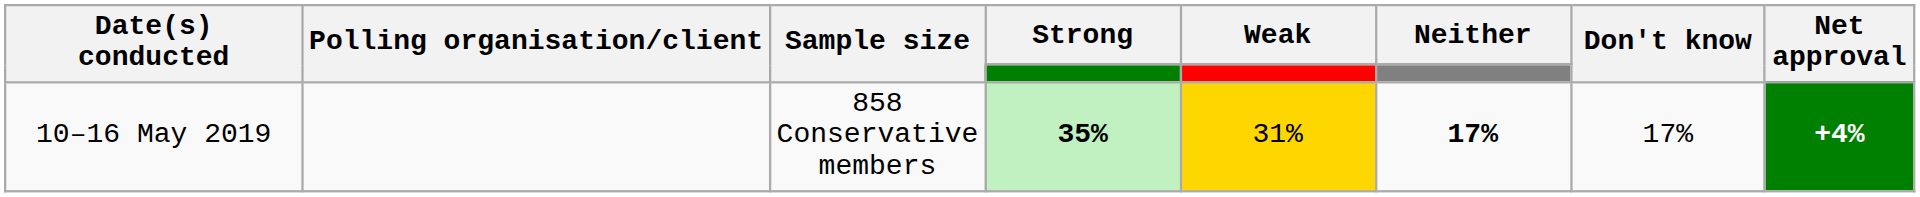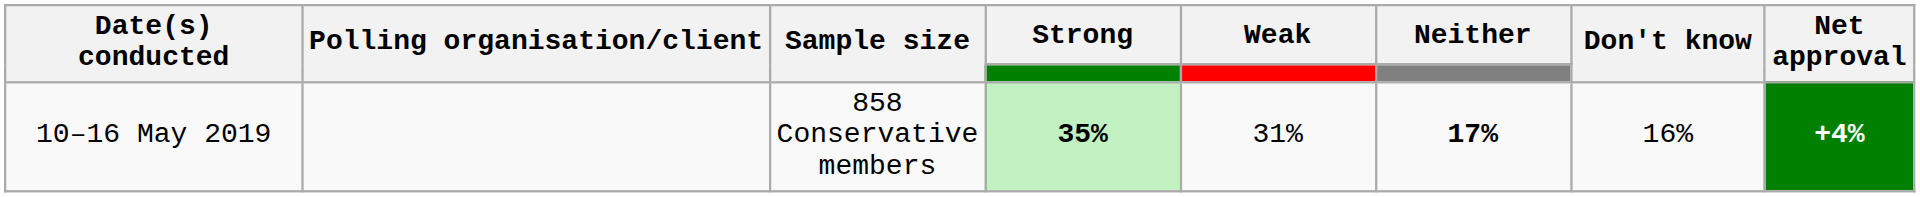(1278, 137) gold background -> (1278, 137) no background
(1668, 137) 17% -> (1668, 137) 16%
